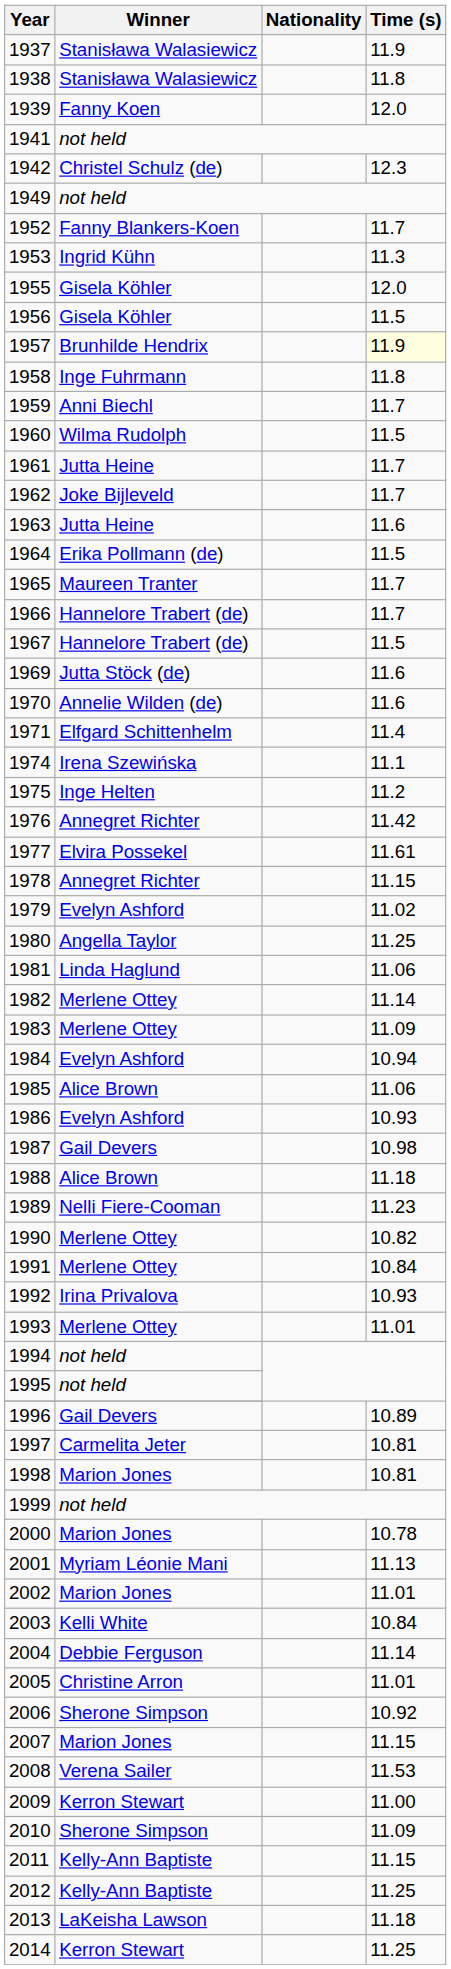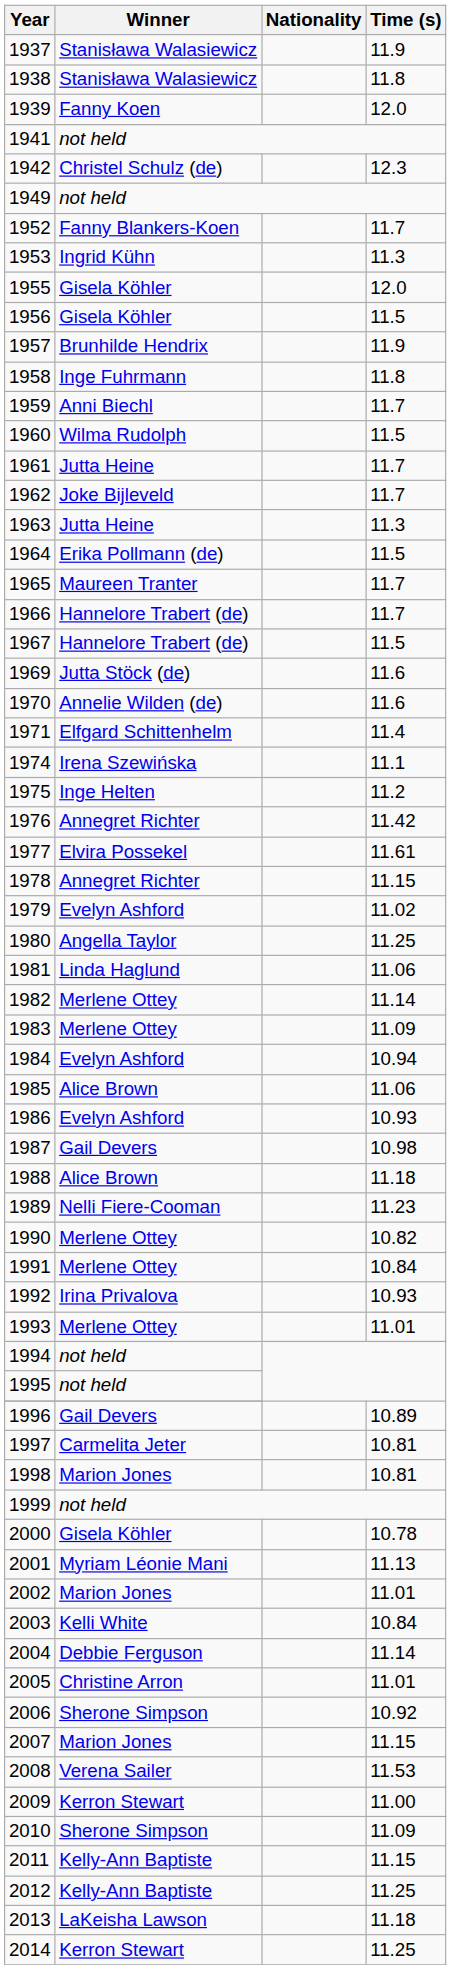(388, 346) lightyellow background -> (388, 346) no background
(388, 524) 11.6 -> (388, 524) 11.3
(115, 1534) Marion Jones -> (115, 1534) Gisela Köhler
